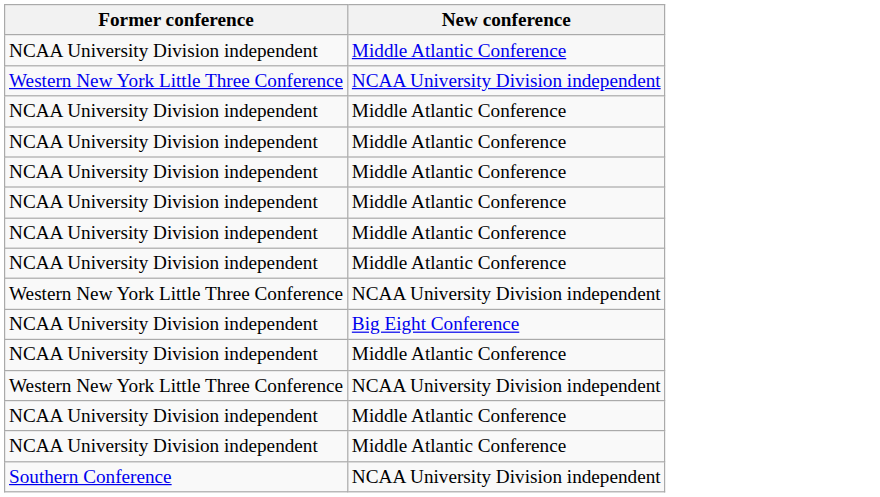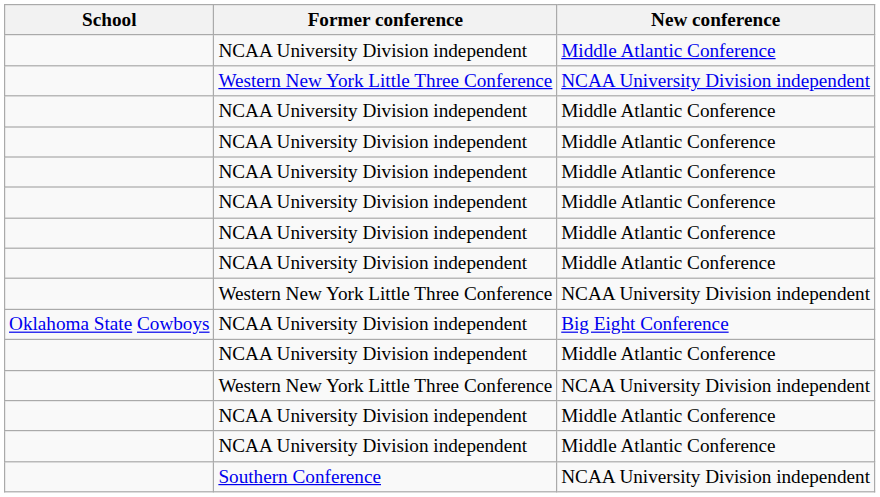+ column: (109, 19)
